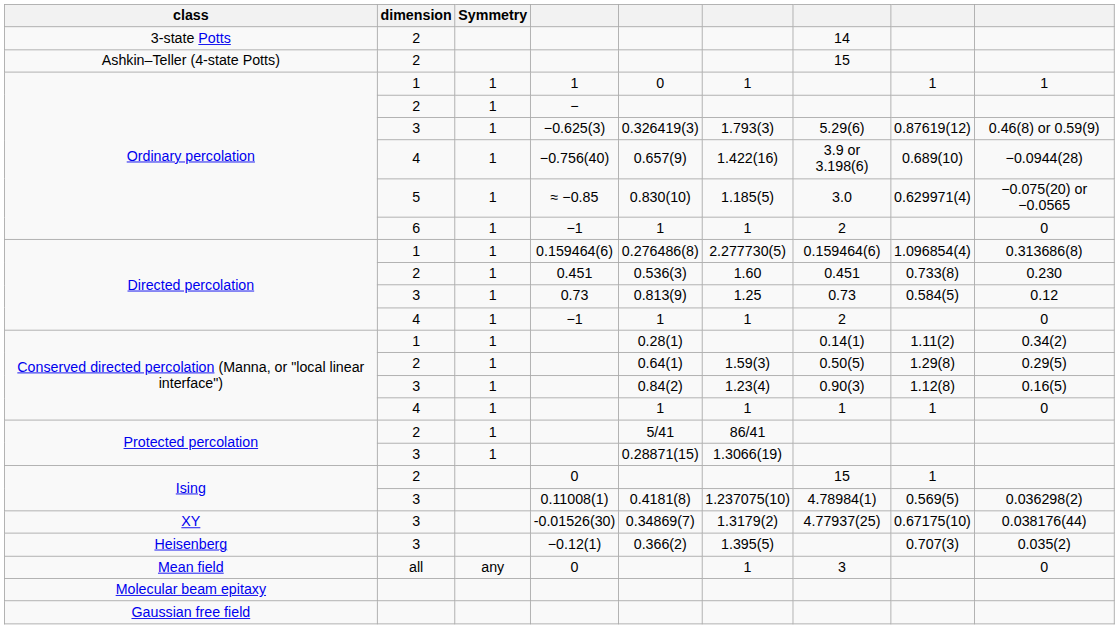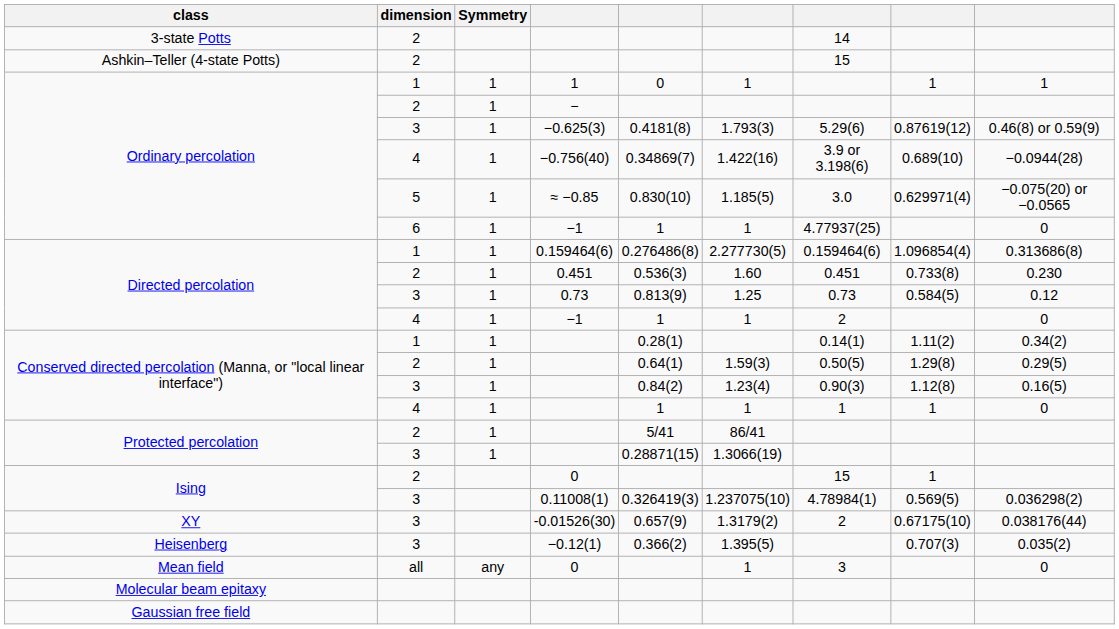(660, 128) 0.326419(3) -> (660, 128) 0.4181(8)
(660, 159) 0.657(9) -> (660, 159) 0.34869(7)
(842, 228) 2 -> (842, 228) 4.77937(25)
(660, 499) 0.4181(8) -> (660, 499) 0.326419(3)
(660, 522) 0.34869(7) -> (660, 522) 0.657(9)
(842, 522) 4.77937(25) -> (842, 522) 2
